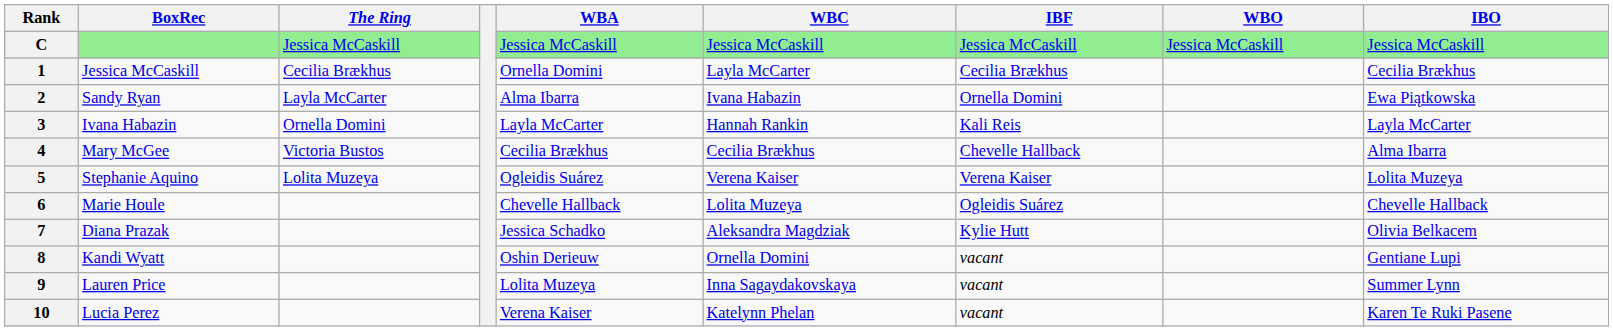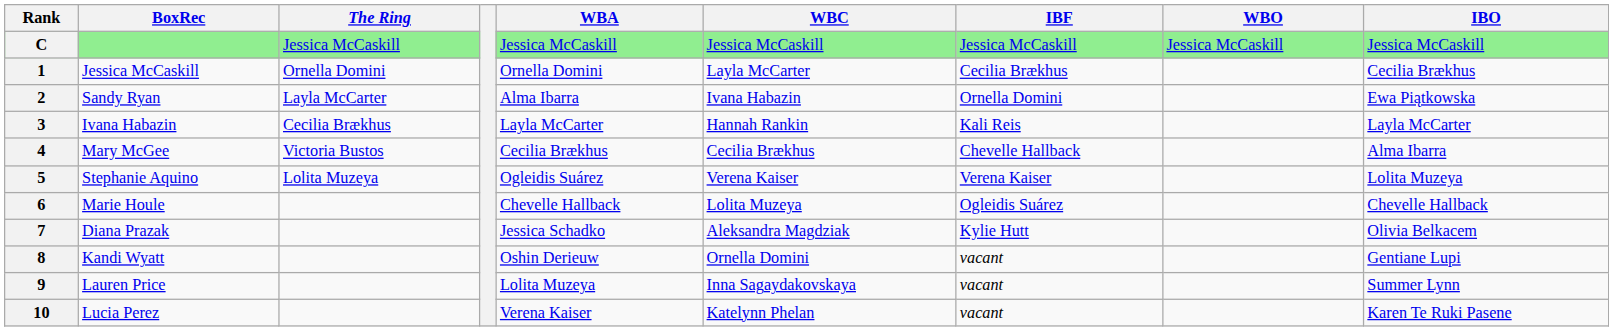(337, 71) Cecilia Brækhus -> (334, 71) Ornella Domini
(334, 124) Ornella Domini -> (337, 124) Cecilia Brækhus
